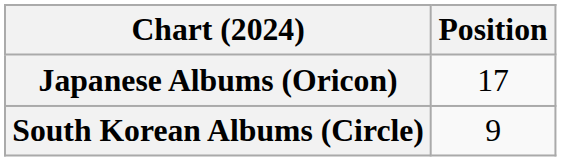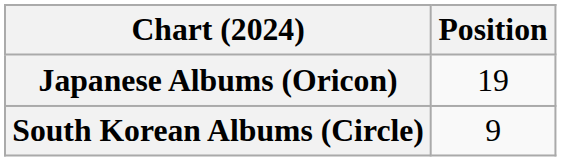(493, 79) 17 -> (493, 79) 19
